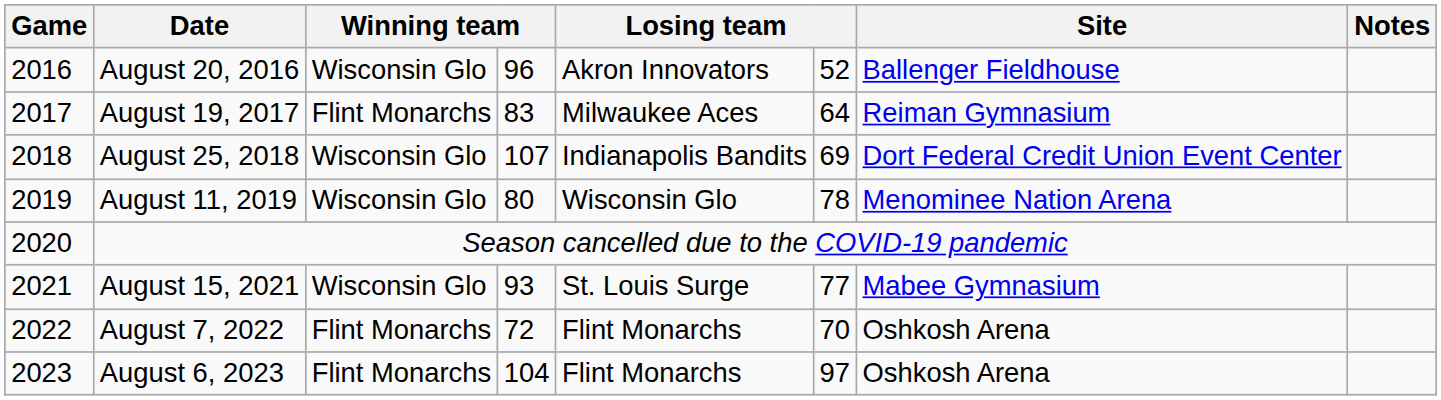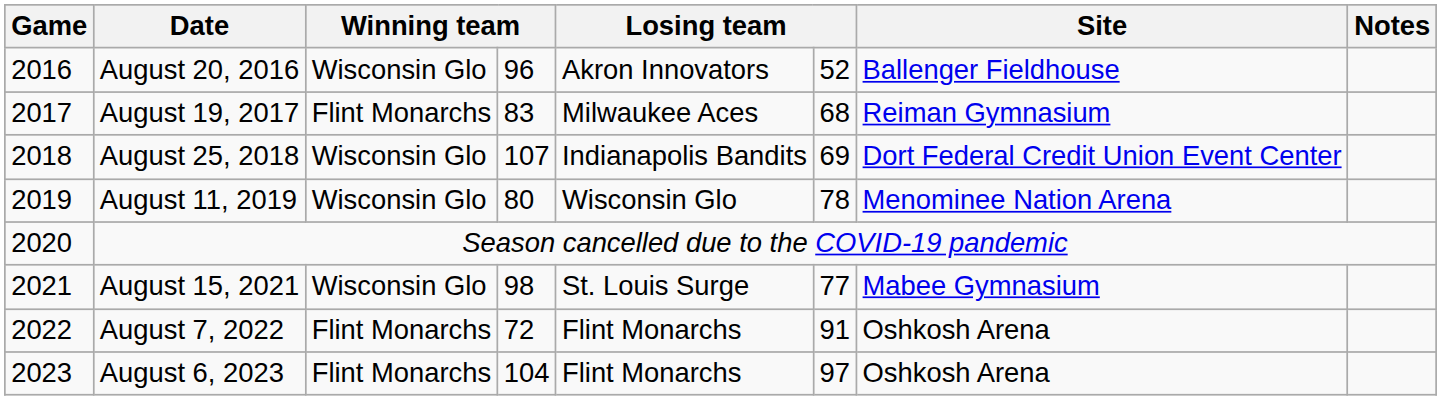(835, 112) 64 -> (835, 112) 68
(519, 286) 93 -> (519, 286) 98
(835, 329) 70 -> (835, 329) 91
